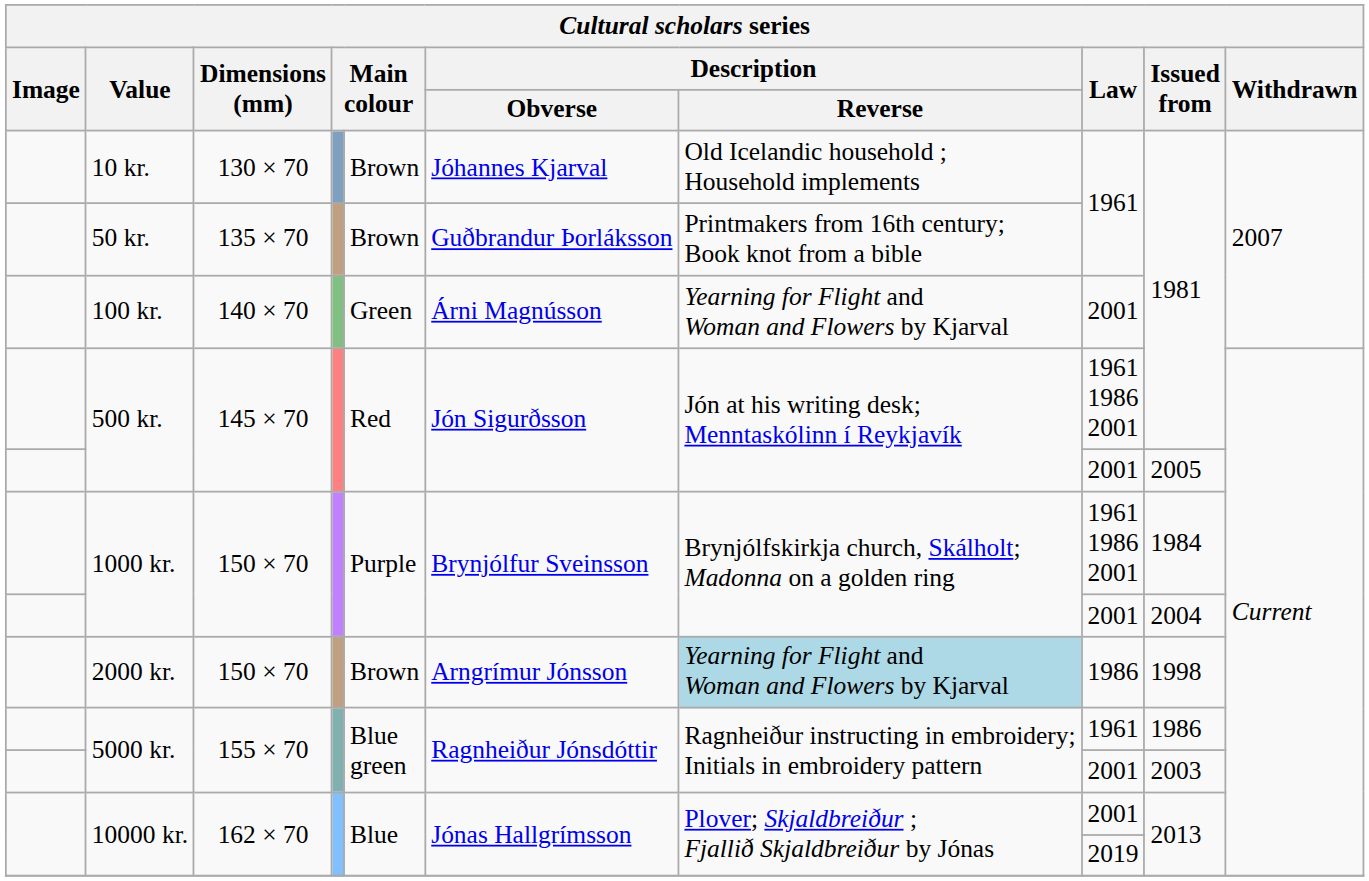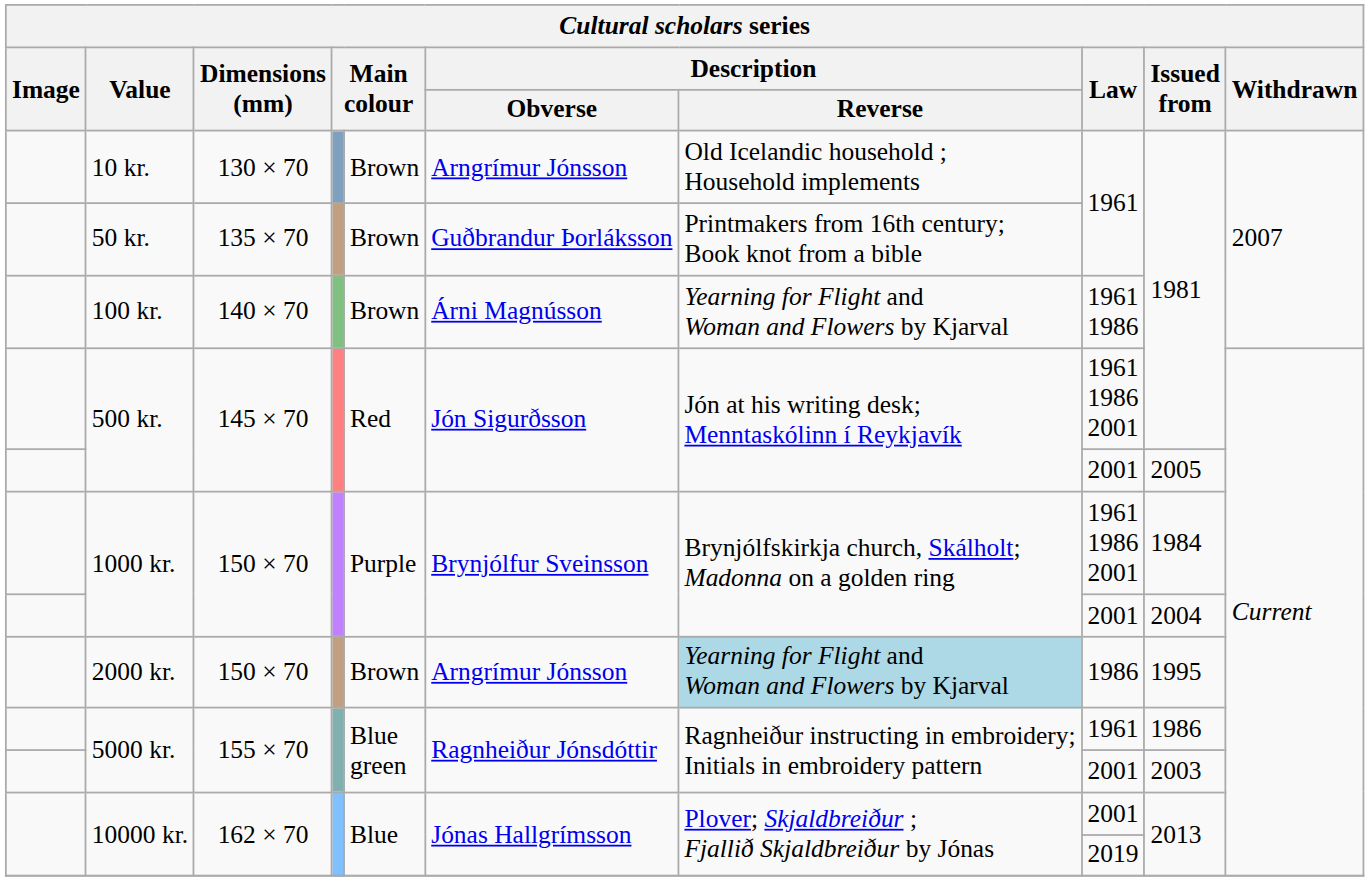(519, 166) Jóhannes Kjarval -> (529, 166) Arngrímur Jónsson
(381, 310) Green -> (385, 310) Brown
(1113, 310) 2001 -> (1113, 310) 1961 1986
(1176, 671) 1998 -> (1176, 671) 1995
